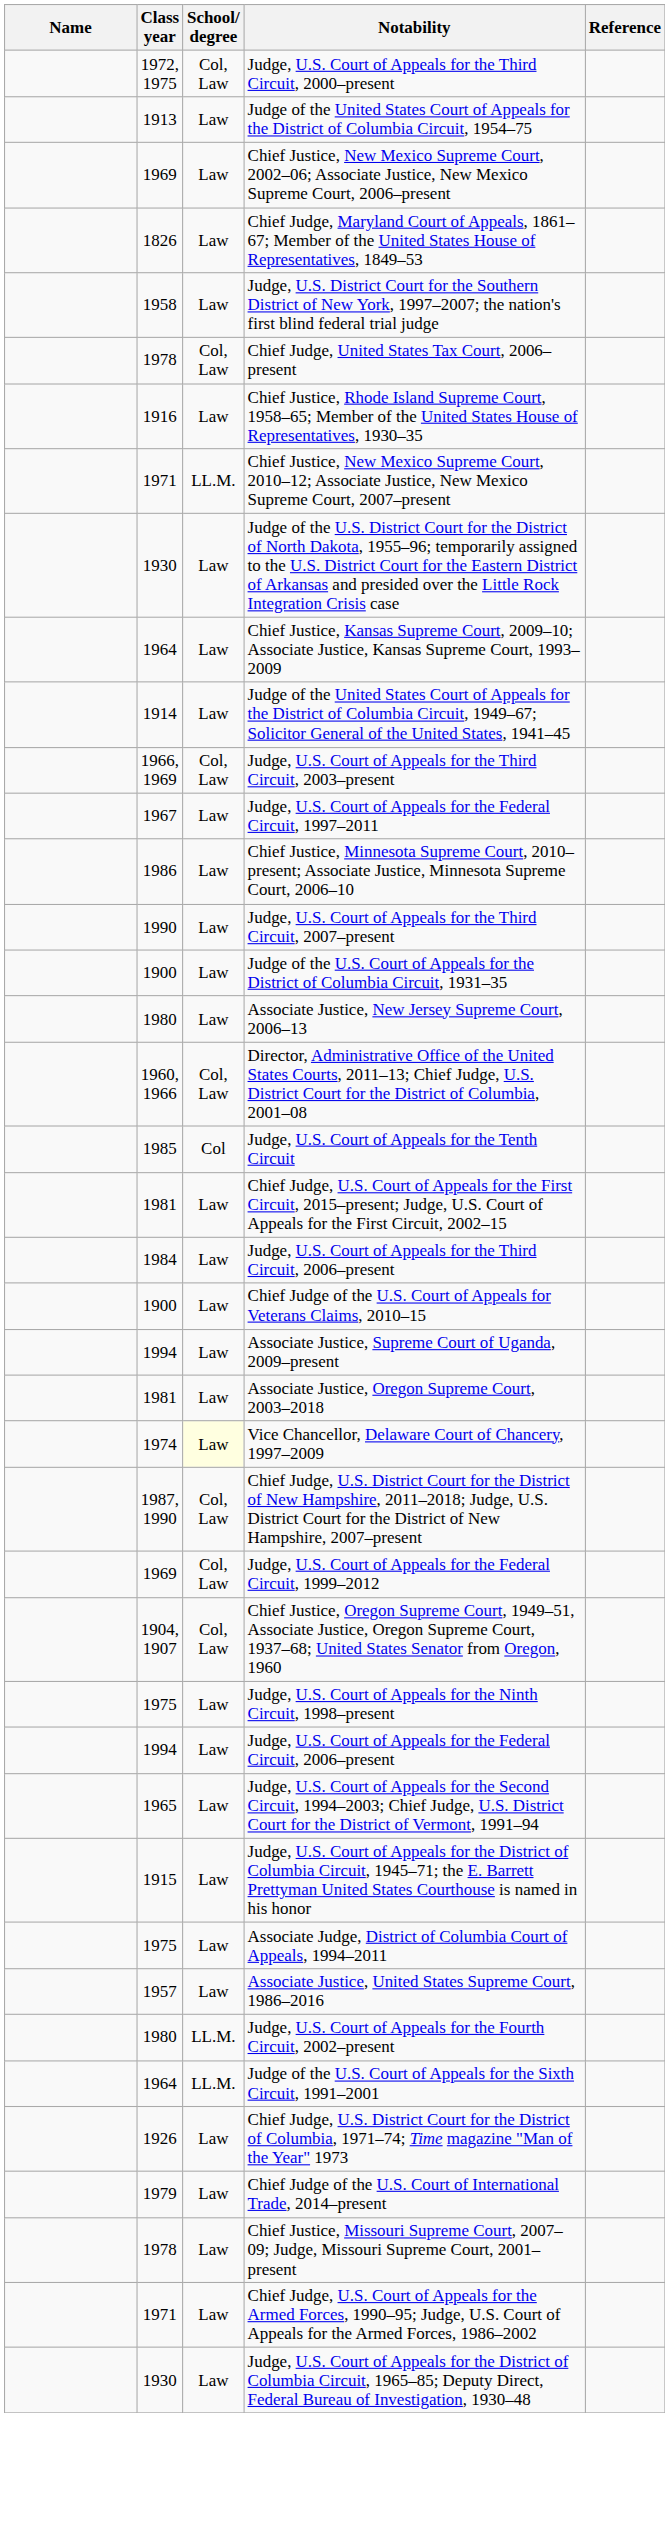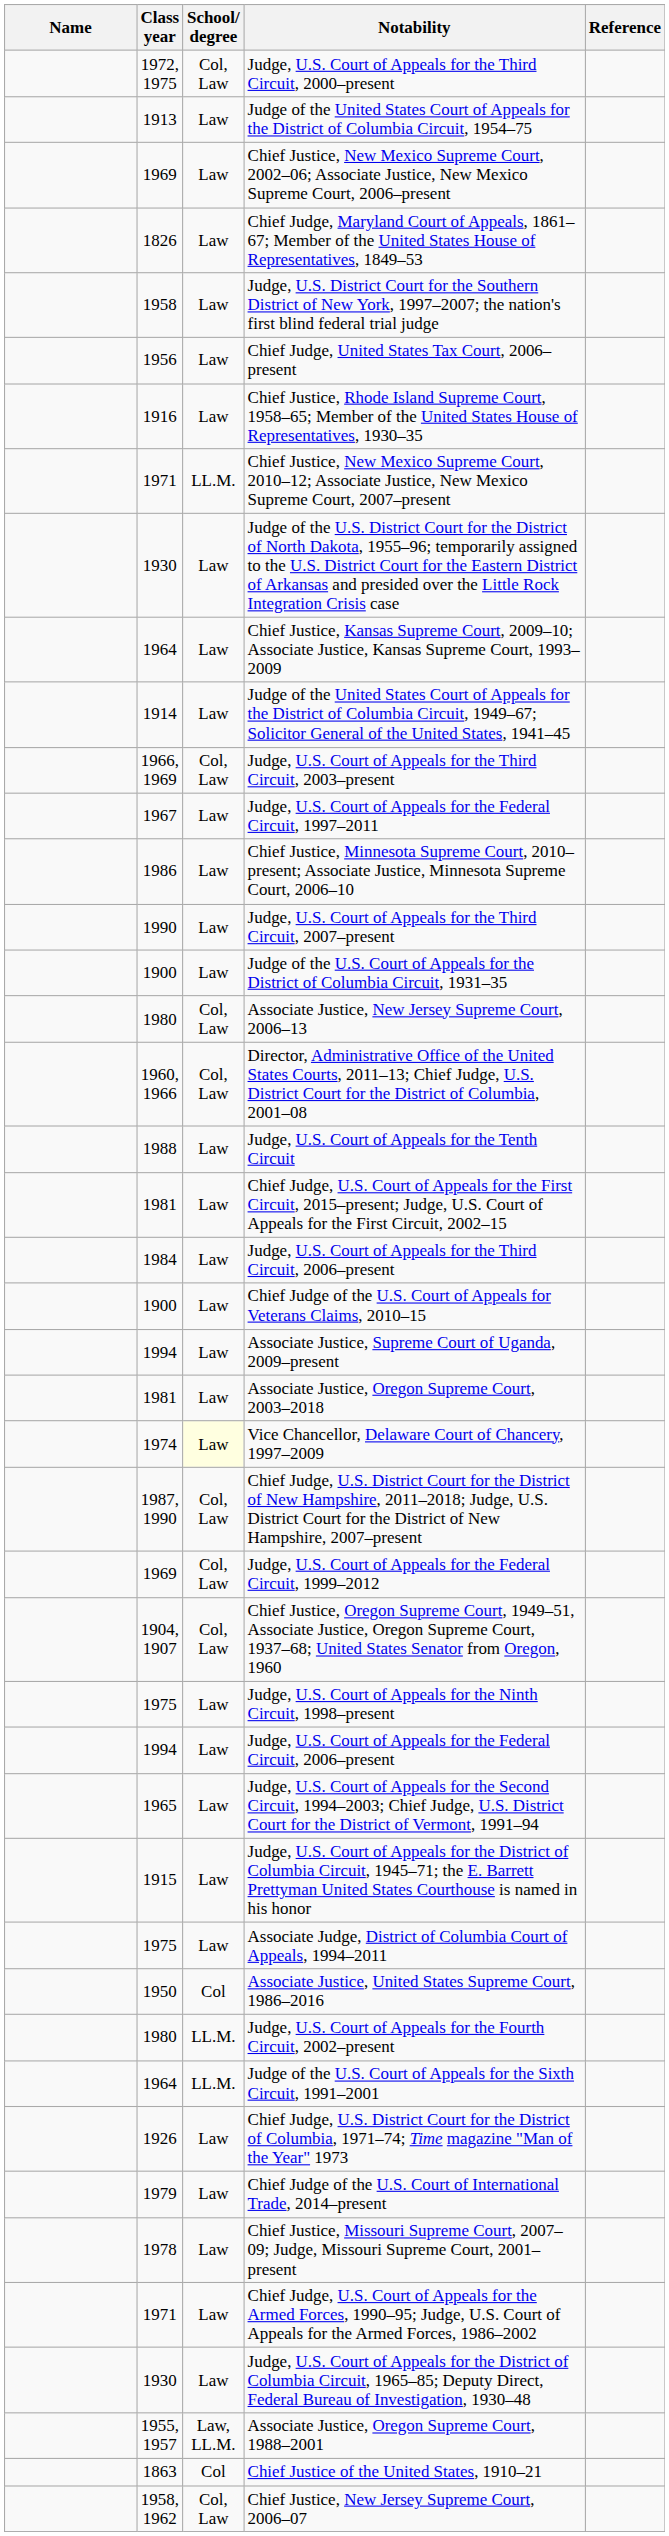(160, 360) 1978 -> (160, 360) 1956
(213, 360) Col, Law -> (213, 360) Law
(213, 1018) Law -> (213, 1018) Col, Law
(160, 1149) 1985 -> (160, 1149) 1988
(213, 1149) Col -> (213, 1149) Law
(160, 1991) 1957 -> (160, 1991) 1950
(213, 1991) Law -> (213, 1991) Col
+ row: (391, 2435)
+ row: (395, 2471)
+ row: (391, 2508)
